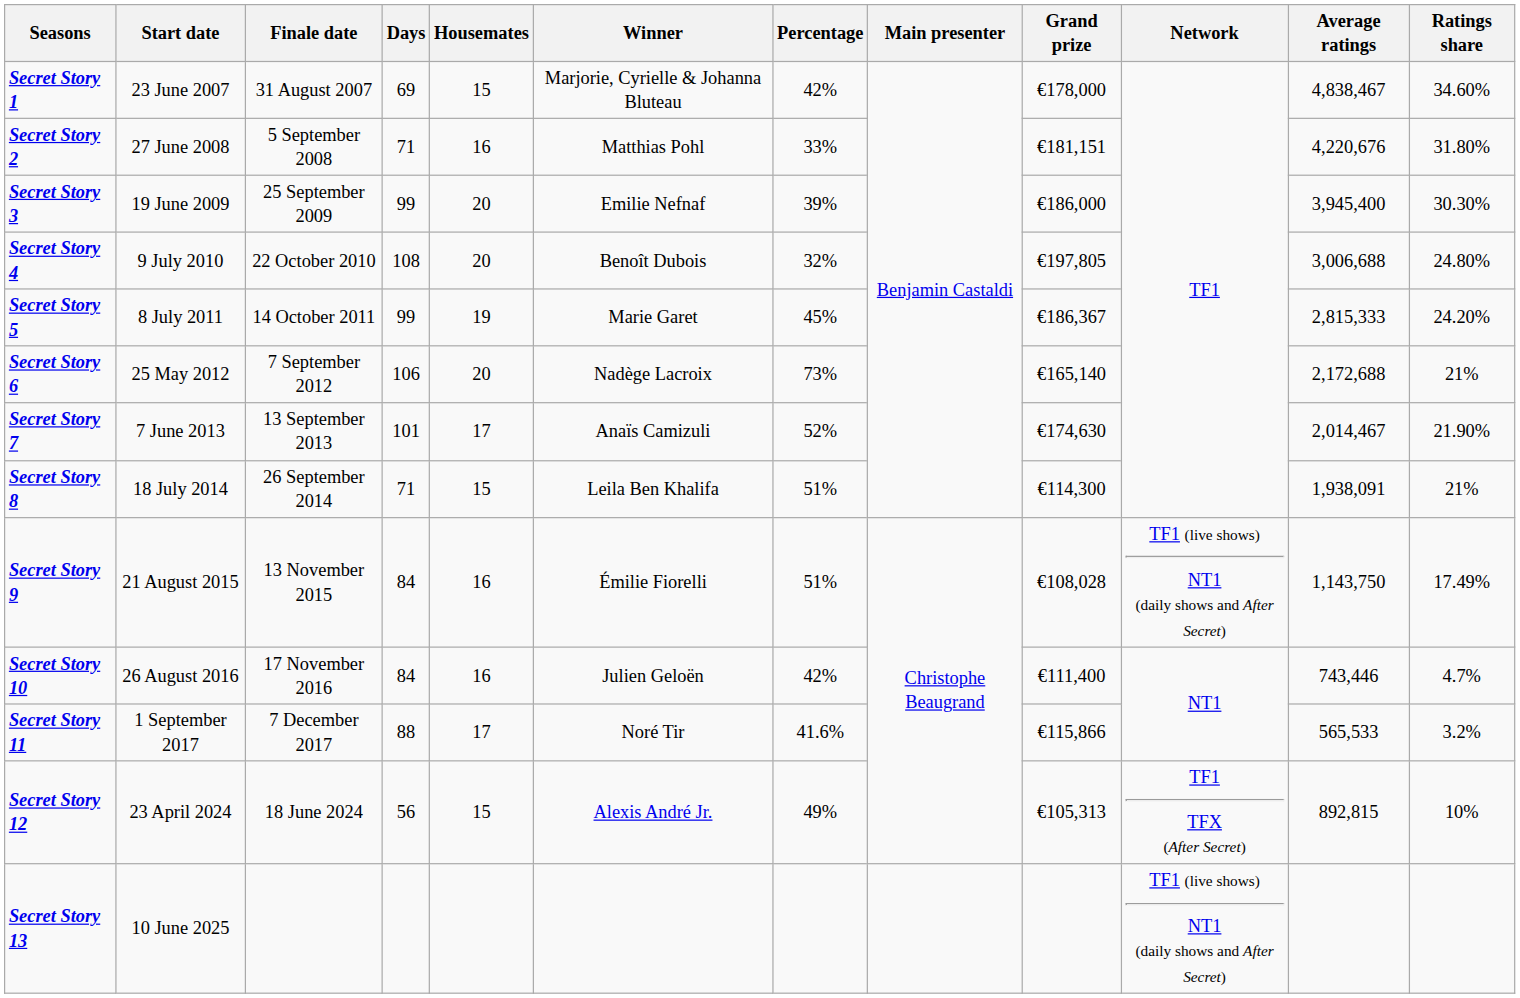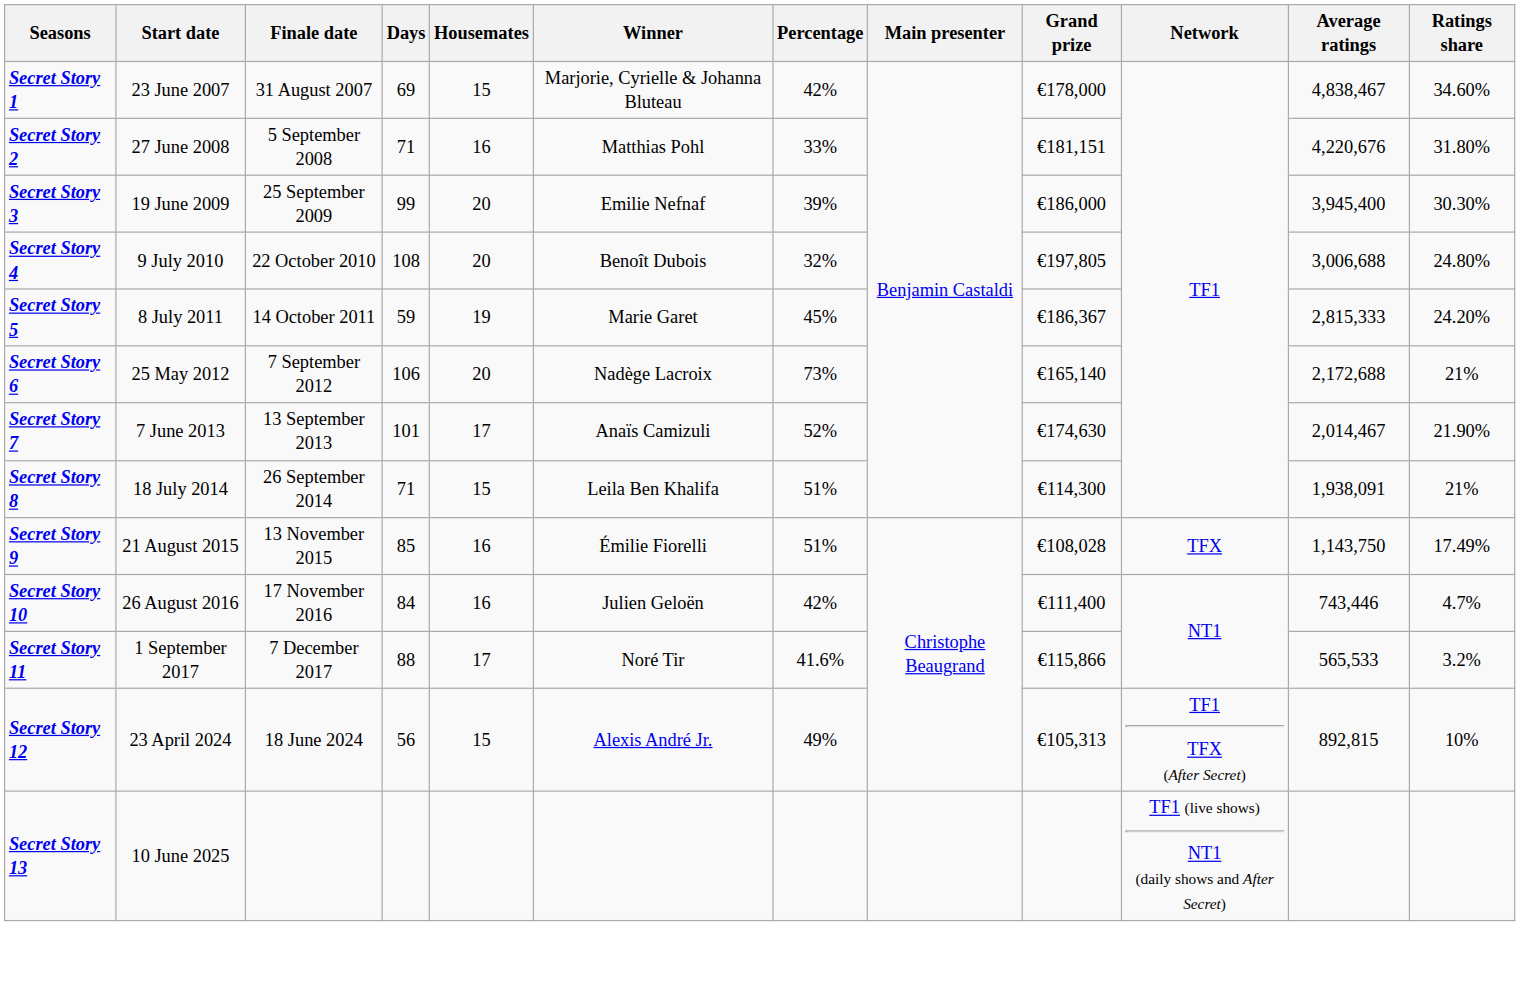(406, 317) 99 -> (406, 317) 59
(406, 582) 84 -> (406, 545) 85
(1205, 581) TF1 (live shows) NT1 (daily shows and After Secret) -> (1205, 545) TFX
